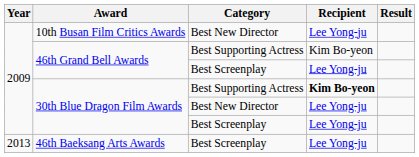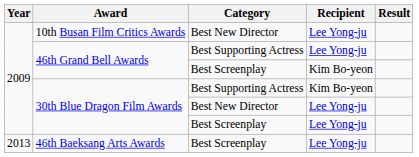(341, 50) Kim Bo-yeon -> (338, 50) Lee Yong-ju
(338, 69) Lee Yong-ju -> (341, 69) Kim Bo-yeon
(342, 87) bold -> (341, 87) normal
